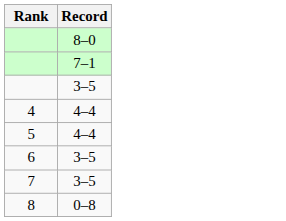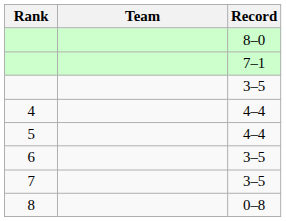+ column: (143, 16)
